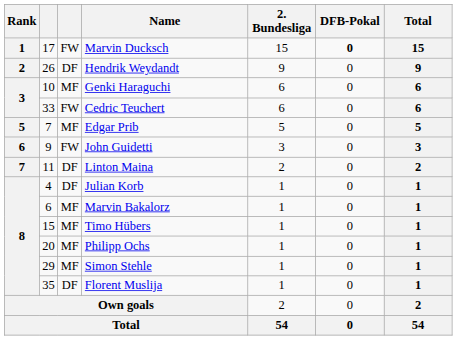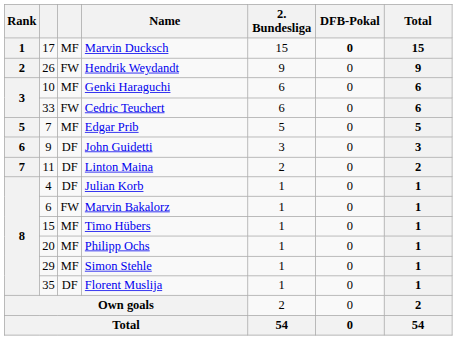(70, 48) FW -> (70, 48) MF
(70, 68) DF -> (70, 68) FW
(70, 147) FW -> (70, 147) DF
(70, 206) MF -> (70, 206) FW
